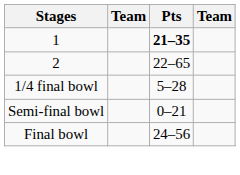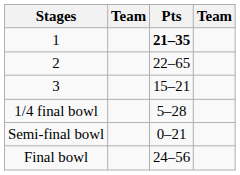+ row: (56, 87)
